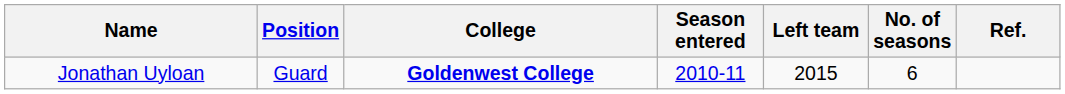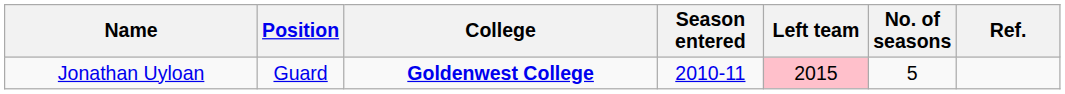(816, 72) no background -> (816, 72) pink background
(912, 72) 6 -> (912, 72) 5
